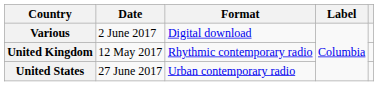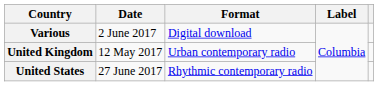(240, 52) Rhythmic contemporary radio -> (232, 52) Urban contemporary radio
(232, 71) Urban contemporary radio -> (240, 71) Rhythmic contemporary radio
